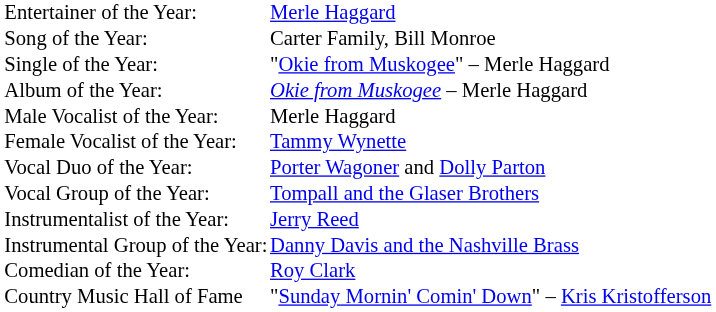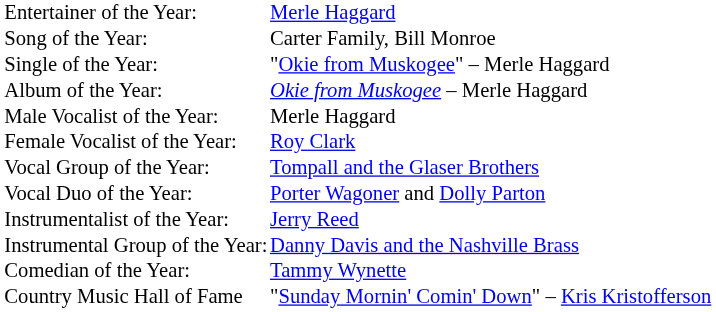(338, 141) Tammy Wynette -> (313, 141) Roy Clark
rows swapped: (98, 167) <-> (107, 193)
(313, 270) Roy Clark -> (338, 270) Tammy Wynette
